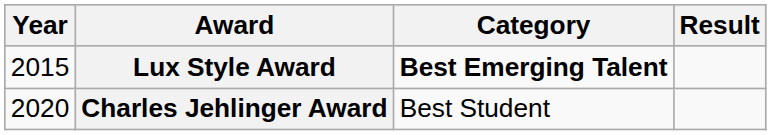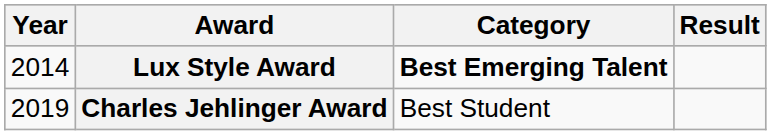(40, 66) 2015 -> (40, 66) 2014
(40, 108) 2020 -> (40, 108) 2019
